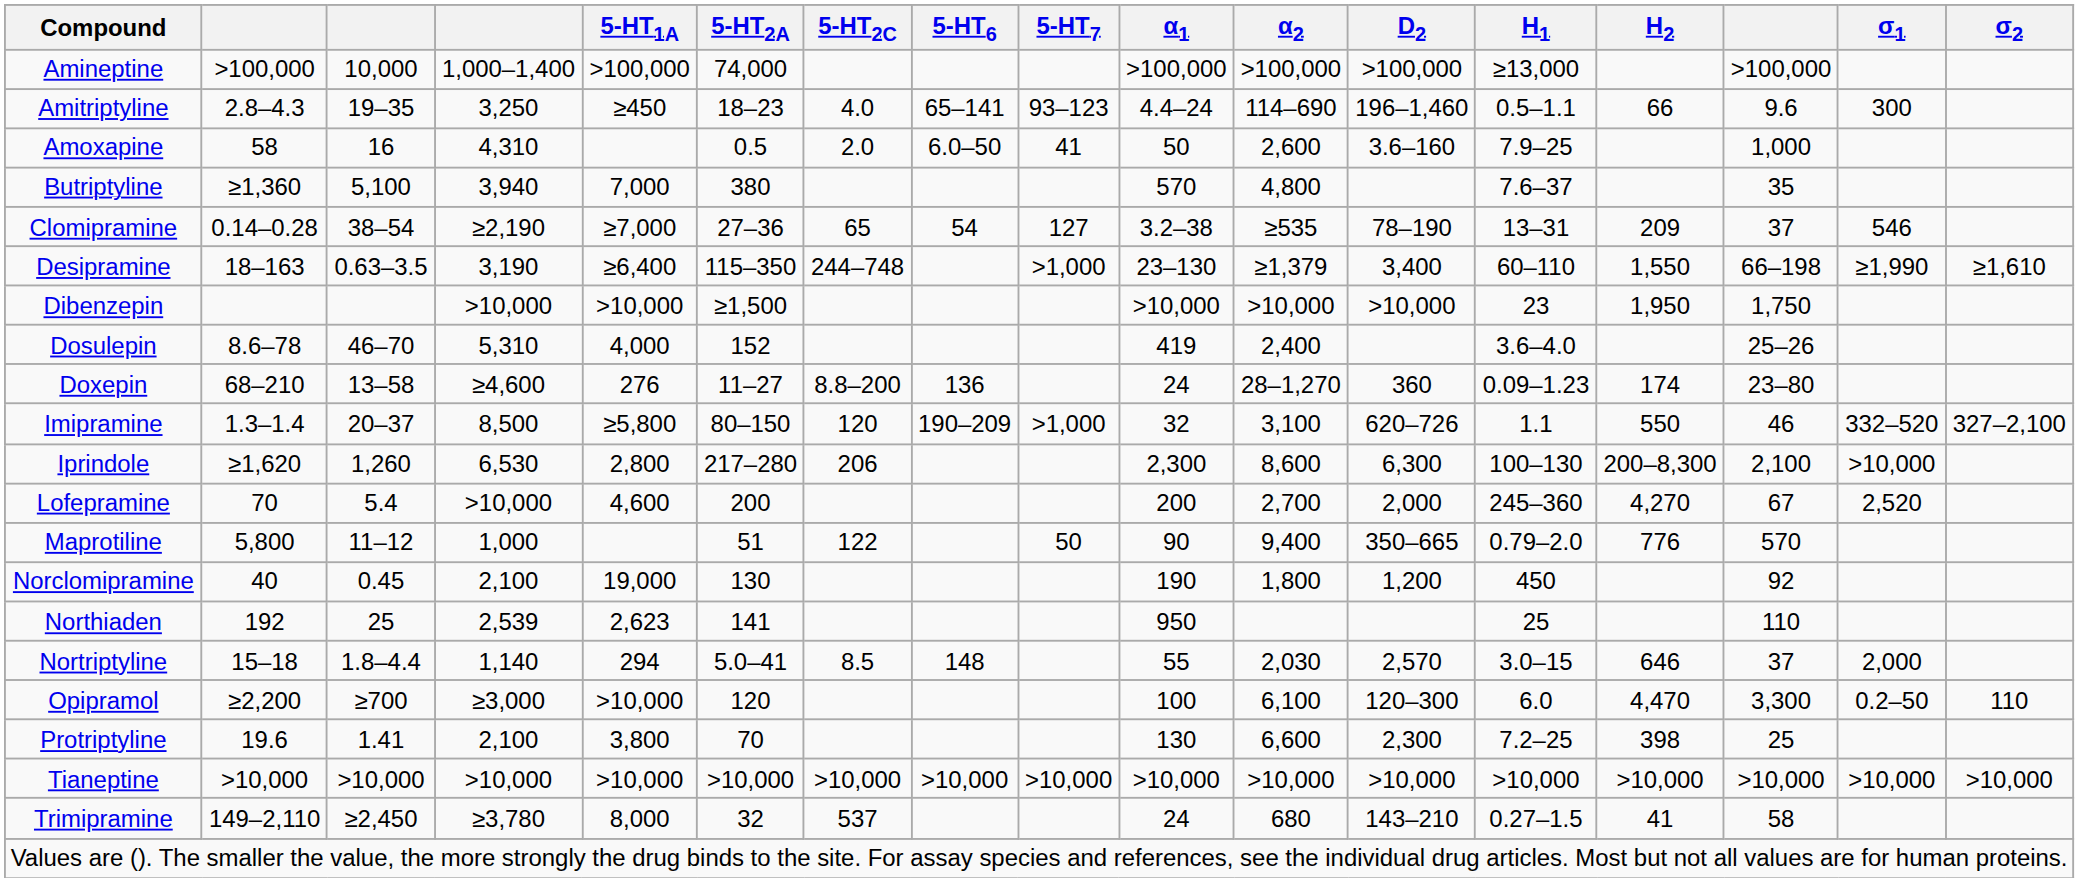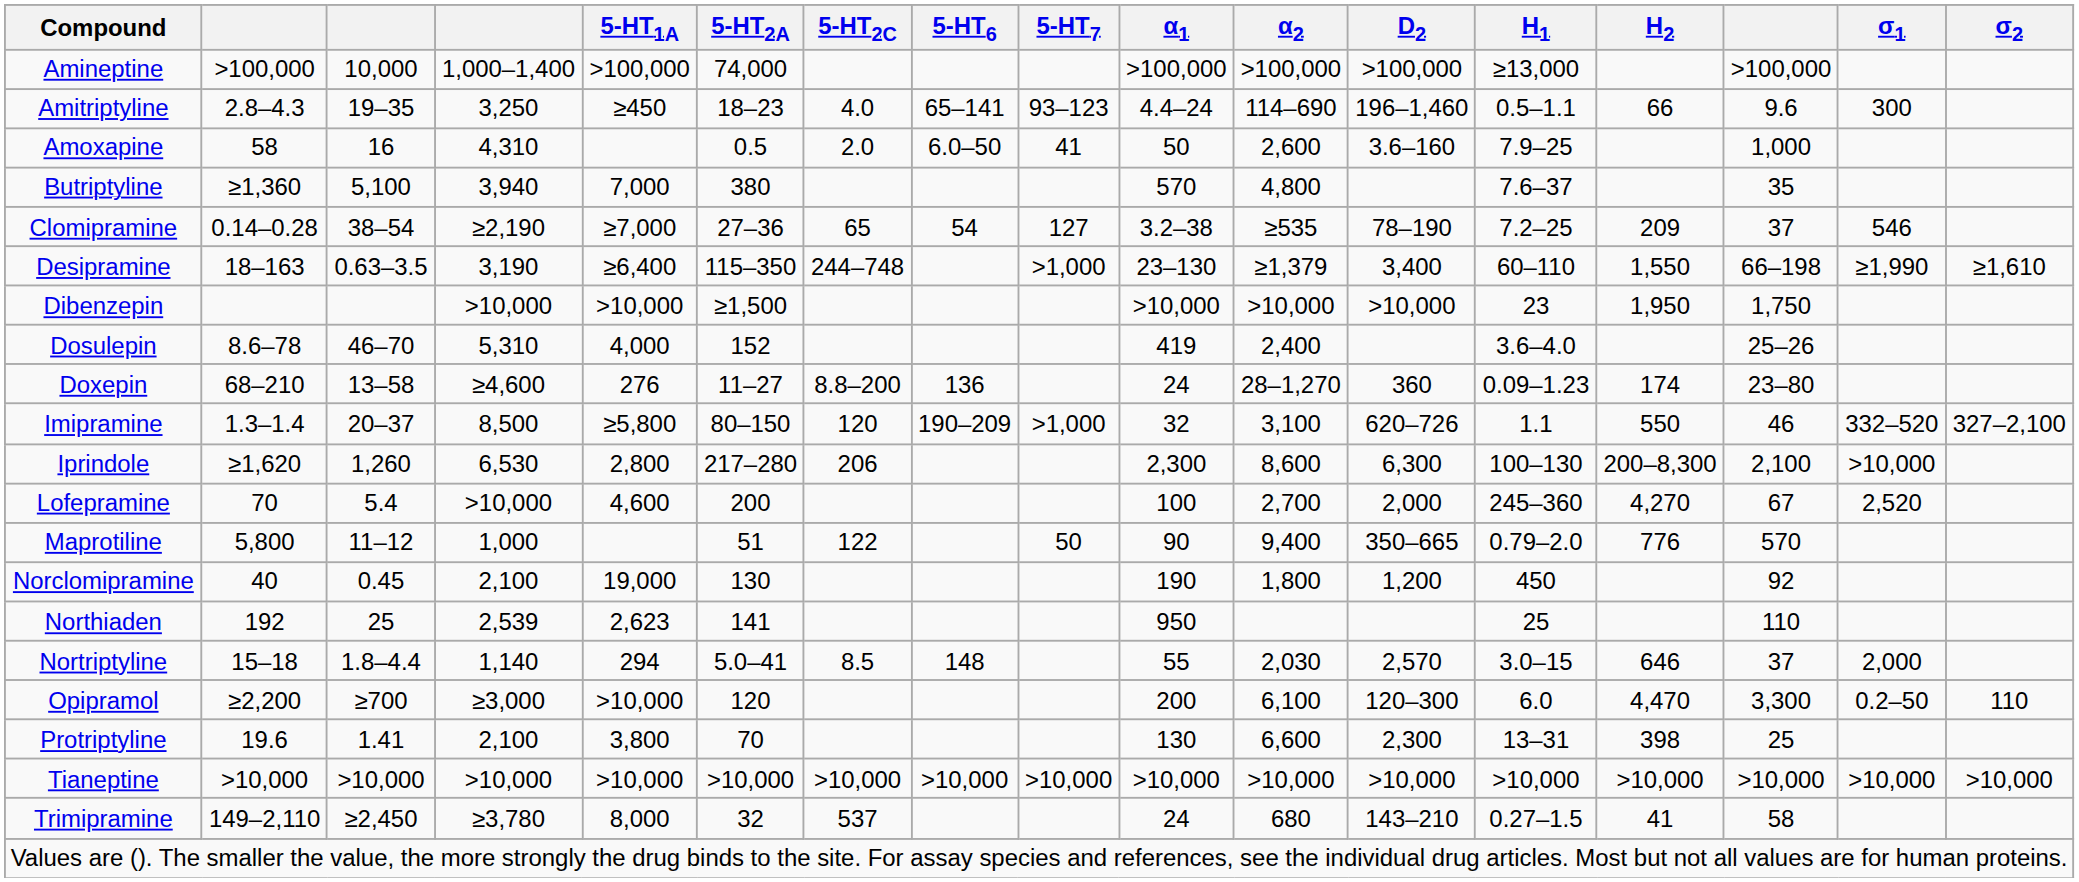(1536, 226) 13–31 -> (1536, 226) 7.2–25
(1176, 503) 200 -> (1176, 503) 100
(1176, 700) 100 -> (1176, 700) 200
(1536, 739) 7.2–25 -> (1536, 739) 13–31
